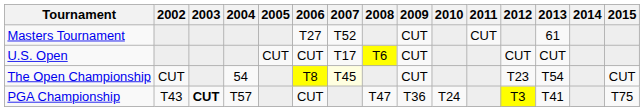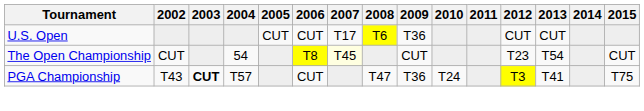- row: (66, 35)
(414, 56) CUT -> (414, 35) T36
